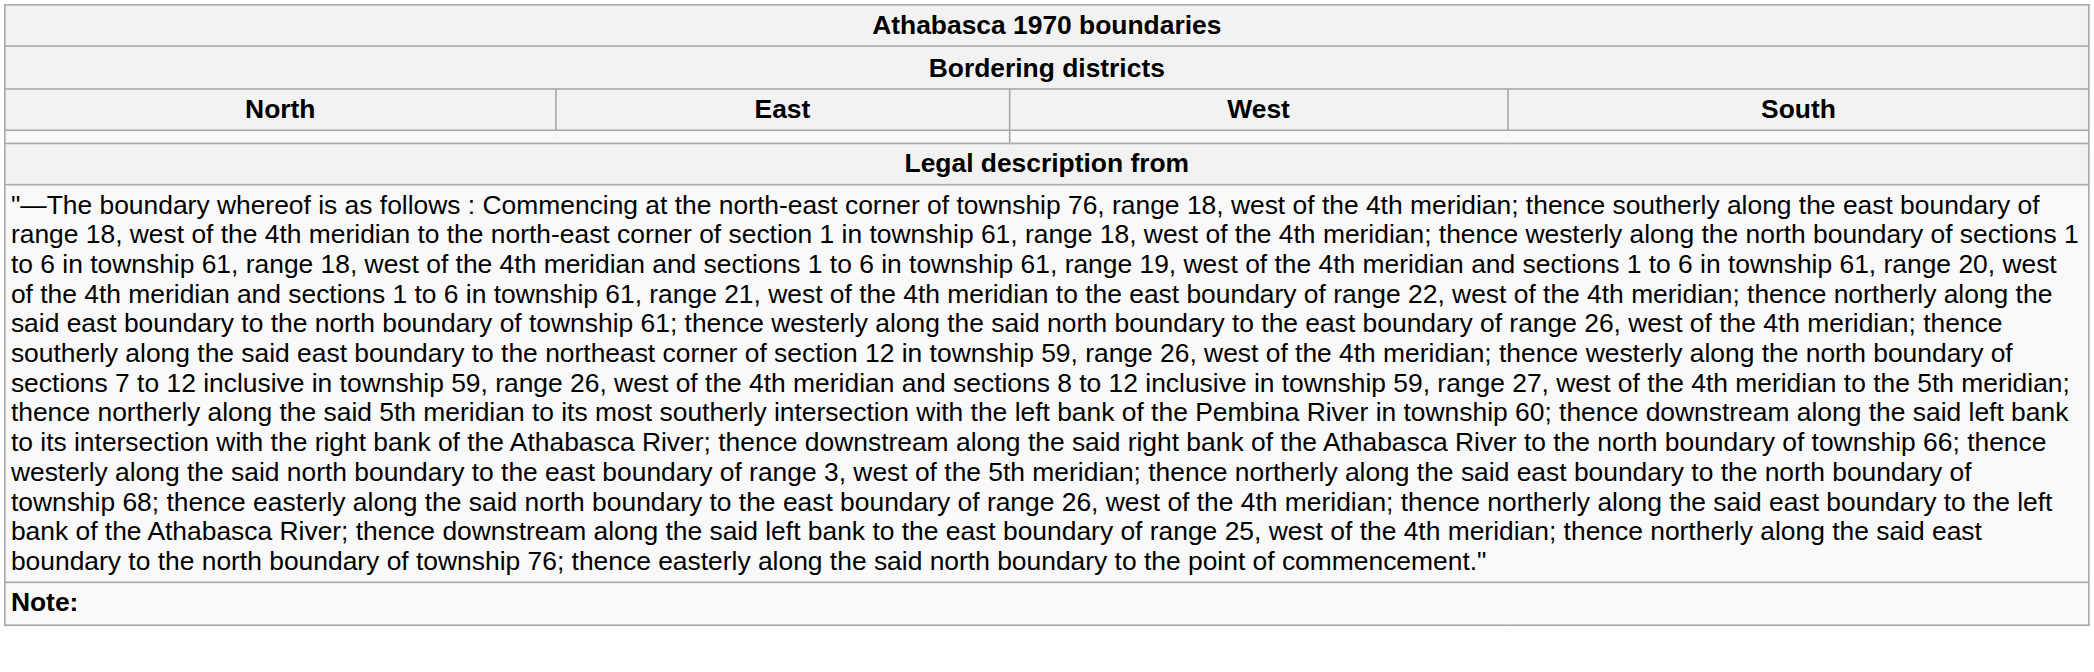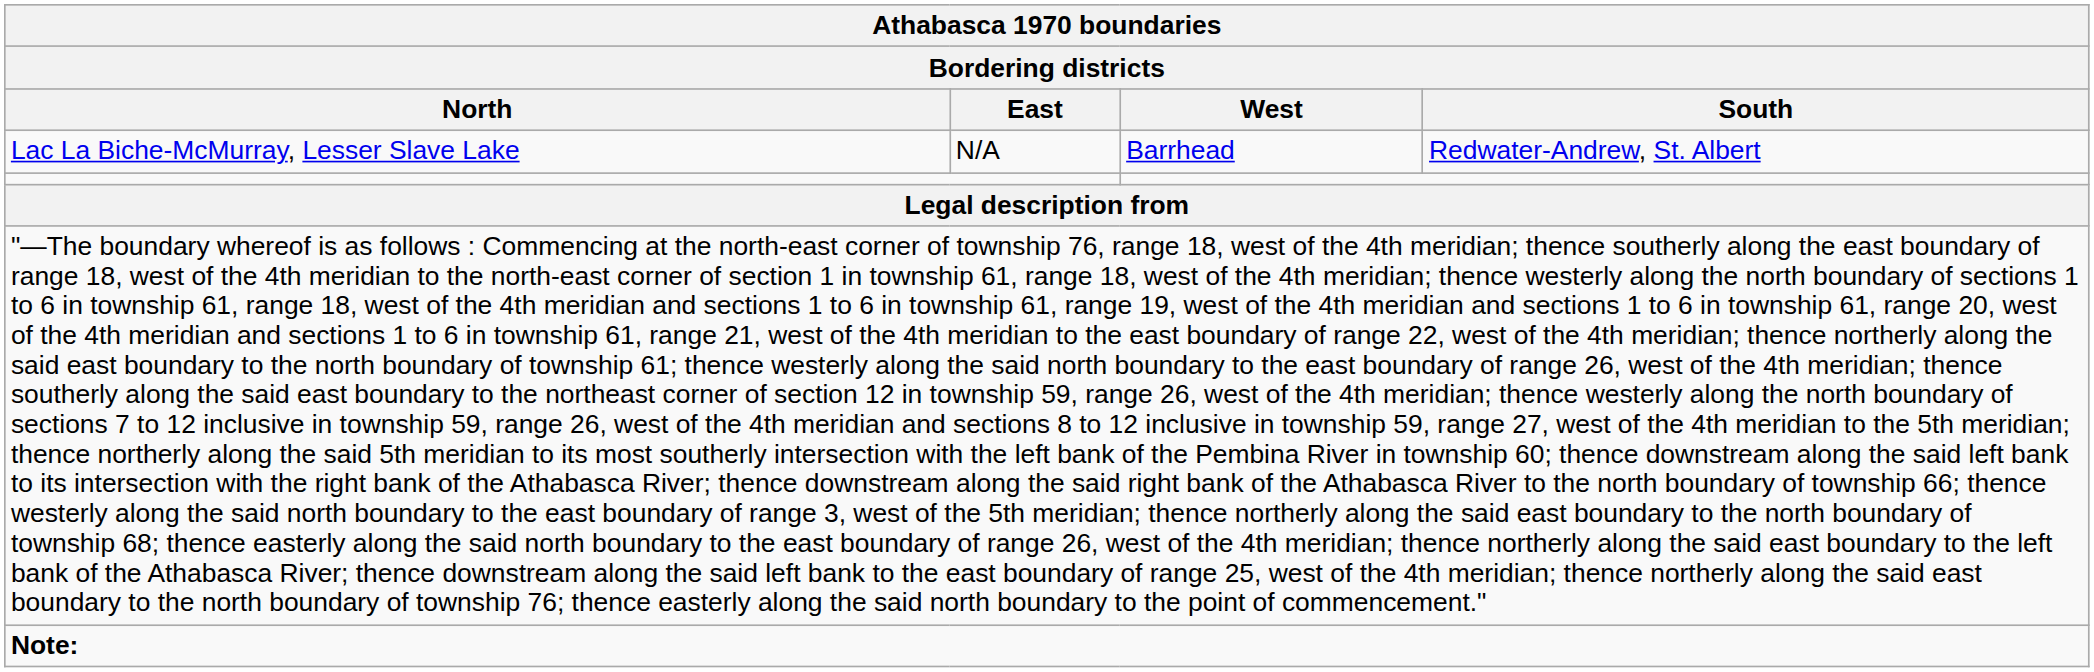+ row: (265, 151)
